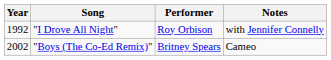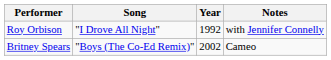columns swapped: (18, 13) <-> (189, 13)
